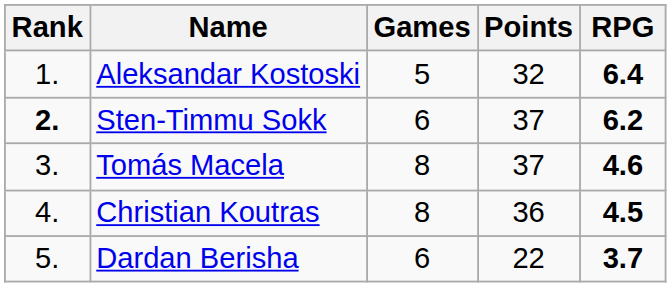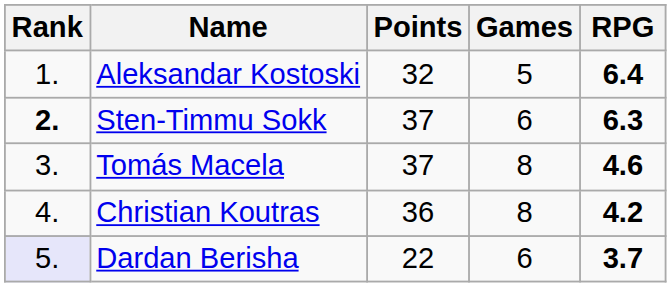columns swapped: (529, 27) <-> (422, 27)
(623, 119) 6.2 -> (623, 119) 6.3
(623, 212) 4.5 -> (623, 212) 4.2
(47, 258) no background -> (47, 258) lavender background
